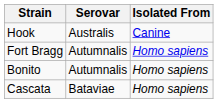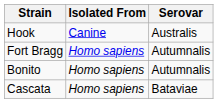columns swapped: (98, 13) <-> (171, 13)
